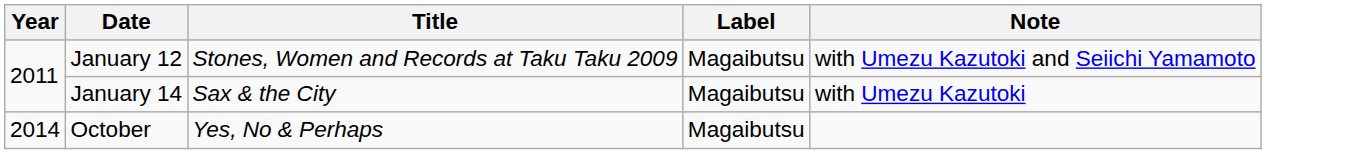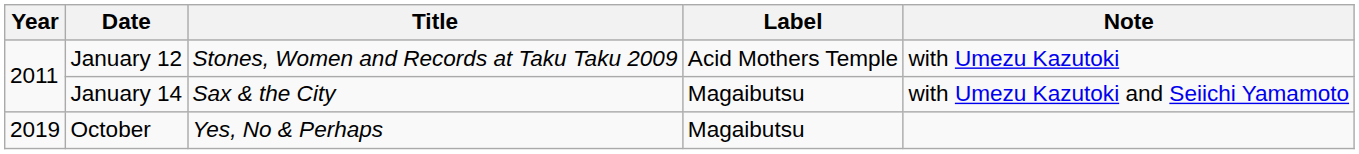(746, 58) Magaibutsu -> (793, 58) Acid Mothers Temple
(1035, 58) with Umezu Kazutoki and Seiichi Yamamoto -> (1014, 58) with Umezu Kazutoki
(920, 93) with Umezu Kazutoki -> (1129, 93) with Umezu Kazutoki and Seiichi Yamamoto
(35, 129) 2014 -> (35, 129) 2019
